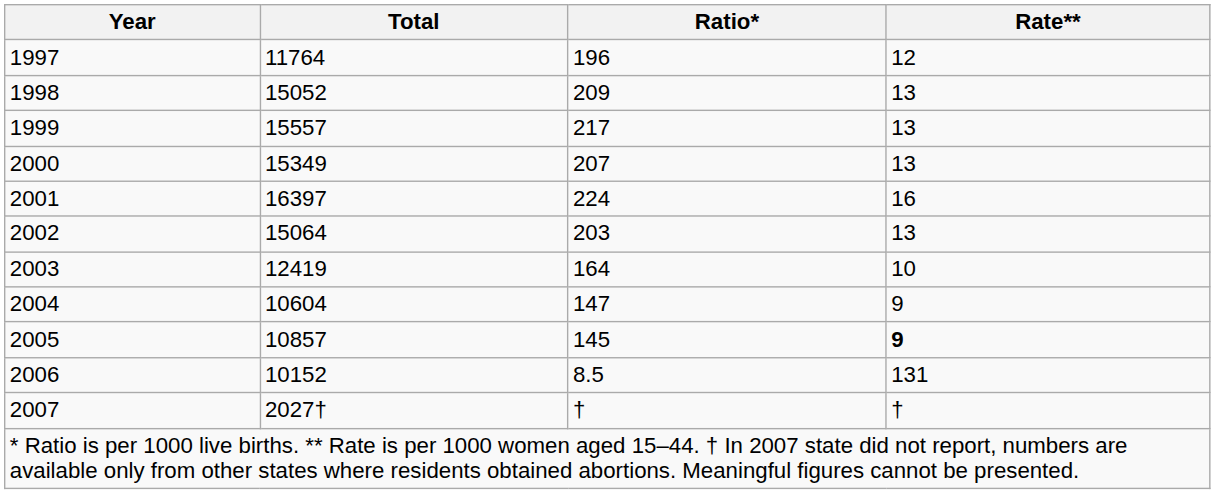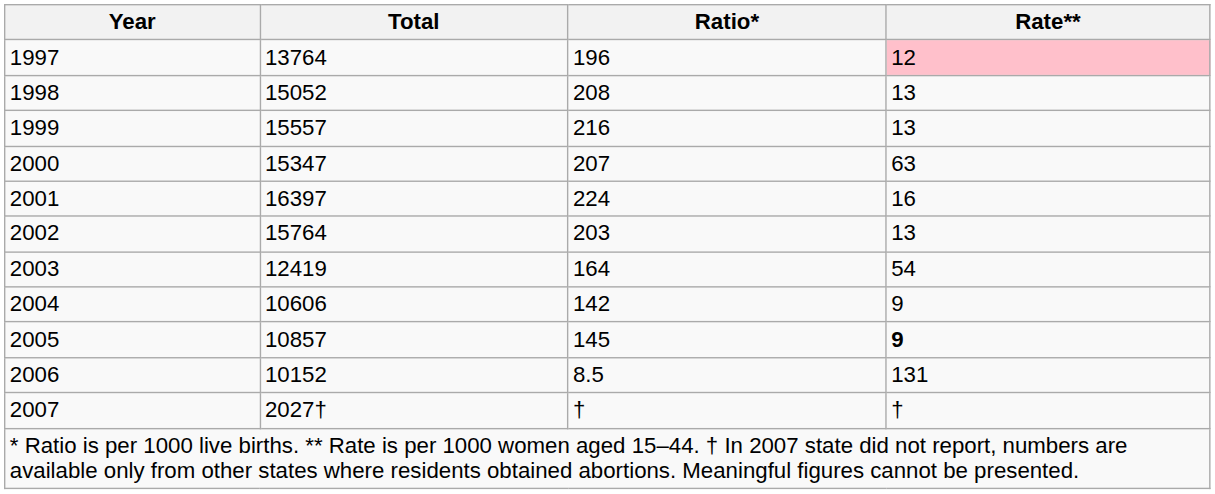(295, 57) 11764 -> (296, 57) 13764
(904, 57) no background -> (904, 57) pink background
(591, 92) 209 -> (591, 92) 208
(591, 127) 217 -> (591, 127) 216
(296, 163) 15349 -> (296, 163) 15347
(904, 163) 13 -> (904, 163) 63
(296, 233) 15064 -> (296, 233) 15764
(904, 269) 10 -> (904, 269) 54
(296, 304) 10604 -> (296, 304) 10606
(591, 304) 147 -> (591, 304) 142
